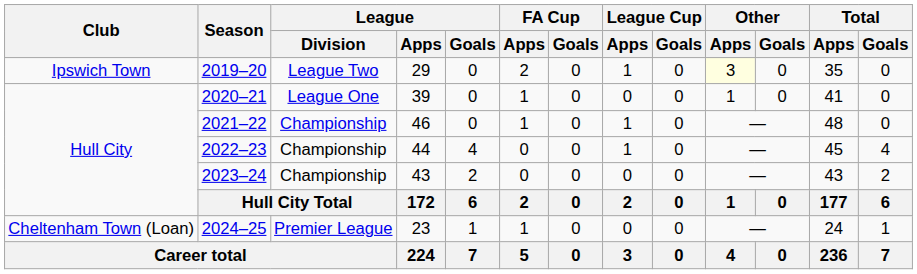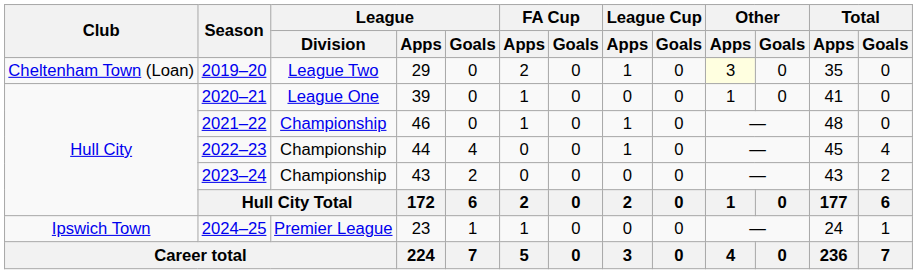(101, 70) Ipswich Town -> (101, 70) Cheltenham Town (Loan)
(101, 228) Cheltenham Town (Loan) -> (101, 228) Ipswich Town
